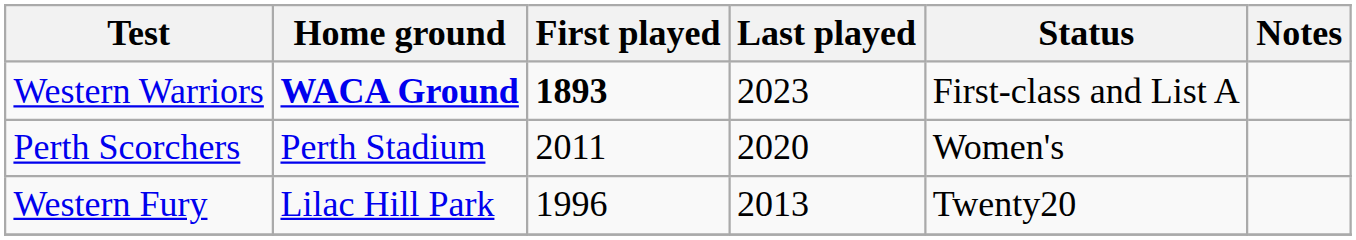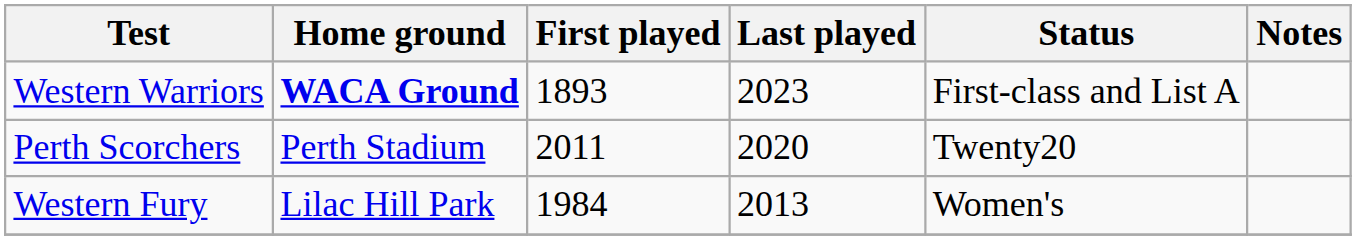(571, 90) bold -> (571, 90) normal
(999, 147) Women's -> (1004, 147) Twenty20
(571, 204) 1996 -> (571, 204) 1984
(1004, 204) Twenty20 -> (999, 204) Women's
